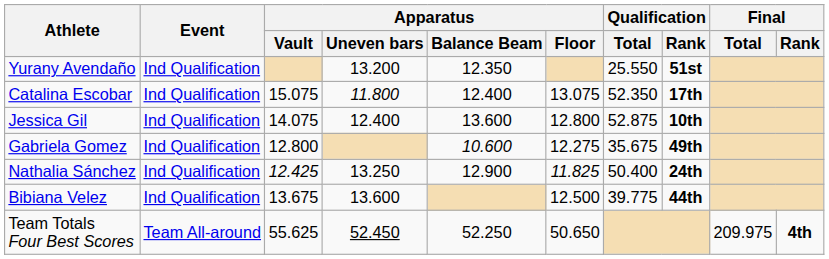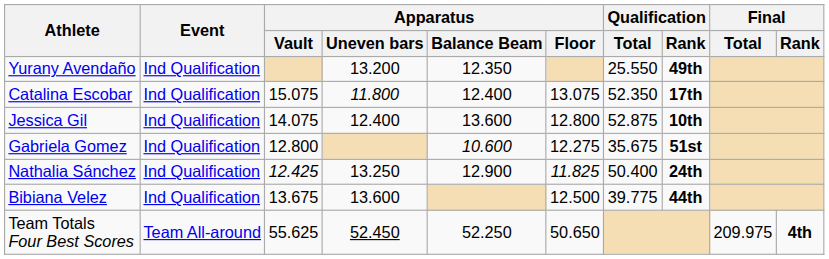(686, 69) 51st -> (686, 69) 49th
(686, 146) 49th -> (686, 146) 51st
